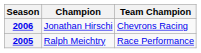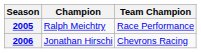rows swapped: (23, 40) <-> (23, 26)
